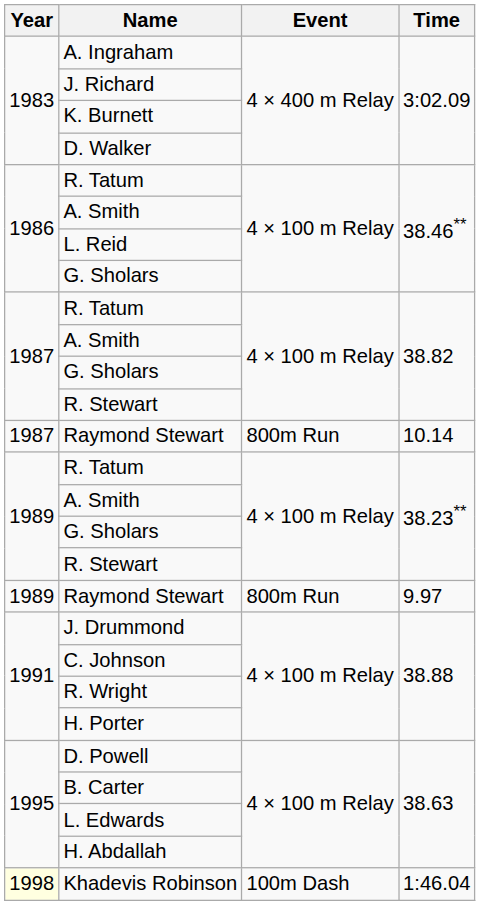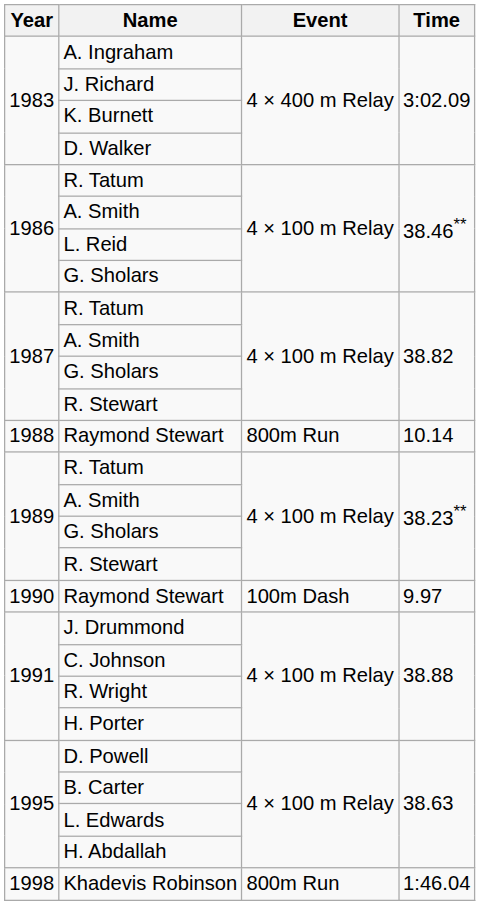(32, 436) 1987 -> (32, 436) 1988
(32, 595) 1989 -> (32, 595) 1990
(293, 595) 800m Run -> (298, 595) 100m Dash
(32, 883) lightyellow background -> (32, 883) no background
(298, 883) 100m Dash -> (293, 883) 800m Run
